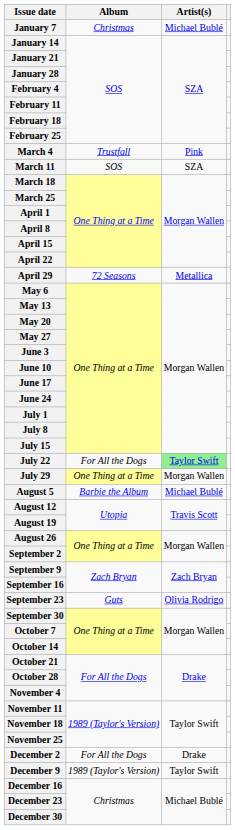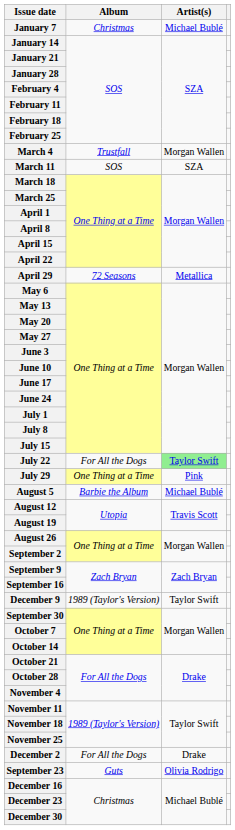(194, 151) Pink -> (194, 151) Morgan Wallen
(194, 476) Morgan Wallen -> (194, 476) Pink
rows swapped: (35, 600) <-> (35, 770)
